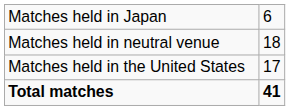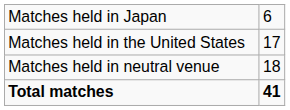rows swapped: (114, 42) <-> (127, 67)
